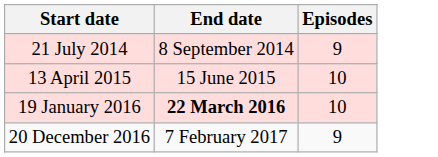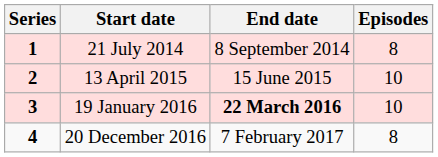+ column: (33, 19)
(337, 48) 9 -> (393, 48) 8
(337, 136) 9 -> (393, 136) 8
